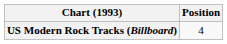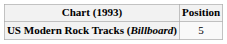(201, 30) 4 -> (201, 30) 5
